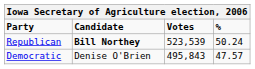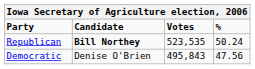(186, 41) 523,539 -> (186, 41) 523,535
(229, 56) 47.57 -> (229, 56) 47.56
